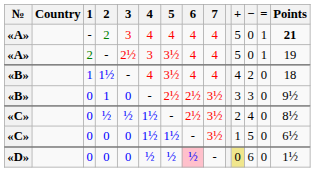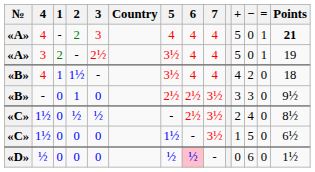columns swapped: (58, 14) <-> (150, 14)
(238, 157) khaki background -> (238, 157) no background
